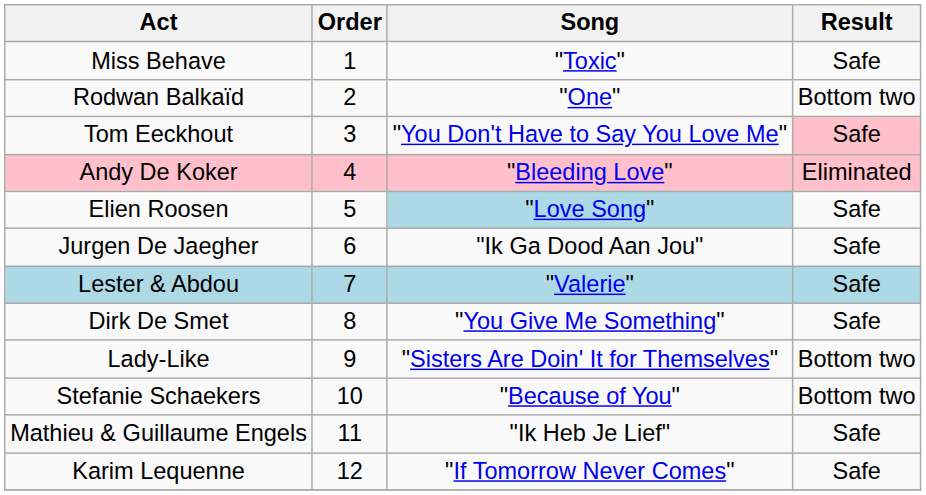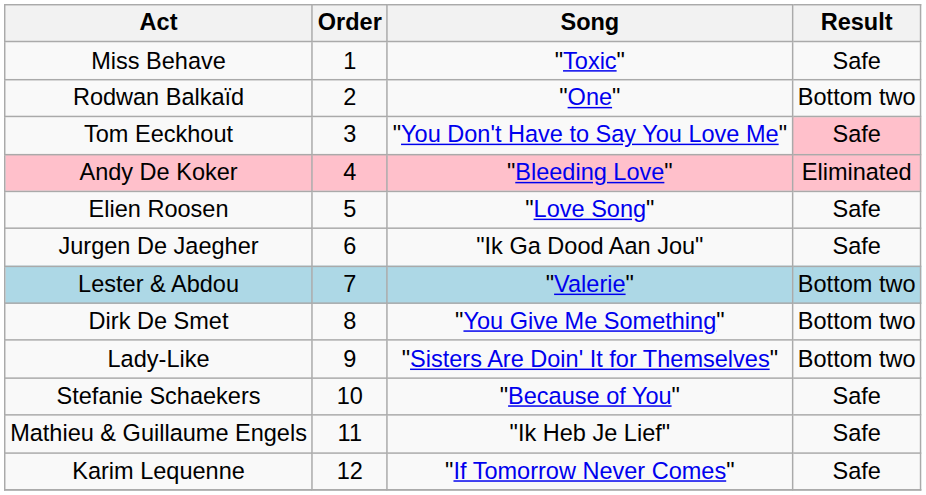(590, 209) lightblue background -> (590, 209) no background
(857, 284) Safe -> (857, 284) Bottom two
(857, 321) Safe -> (857, 321) Bottom two
(857, 396) Bottom two -> (857, 396) Safe
